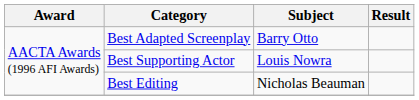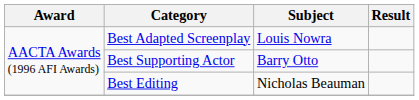(288, 38) Barry Otto -> (294, 38) Louis Nowra
(294, 60) Louis Nowra -> (288, 60) Barry Otto
